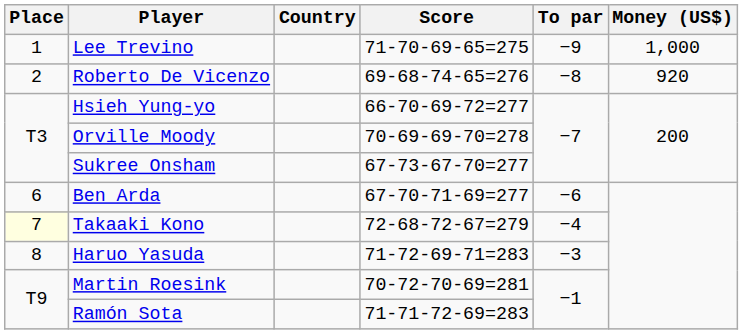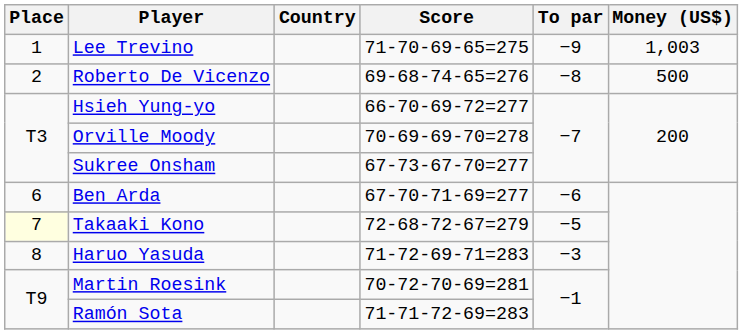(673, 49) 1,000 -> (673, 49) 1,003
(673, 79) 920 -> (673, 79) 500
(571, 226) −4 -> (571, 226) −5
